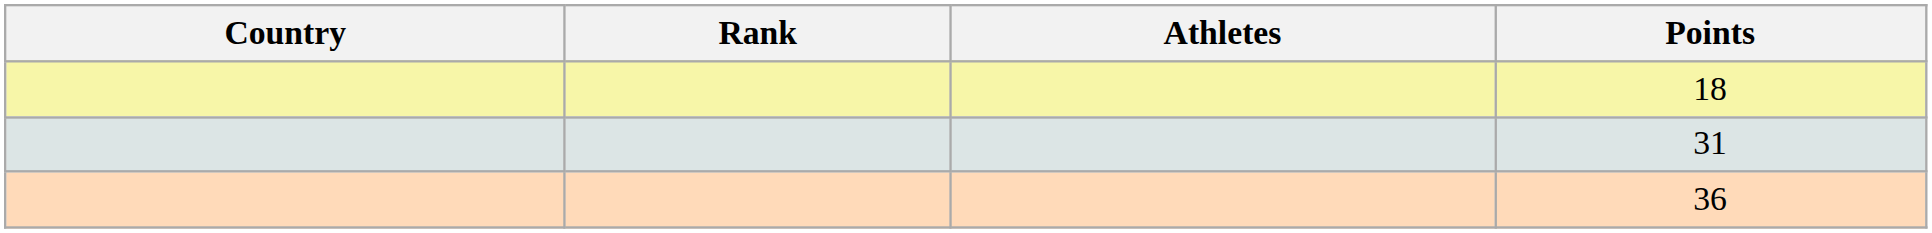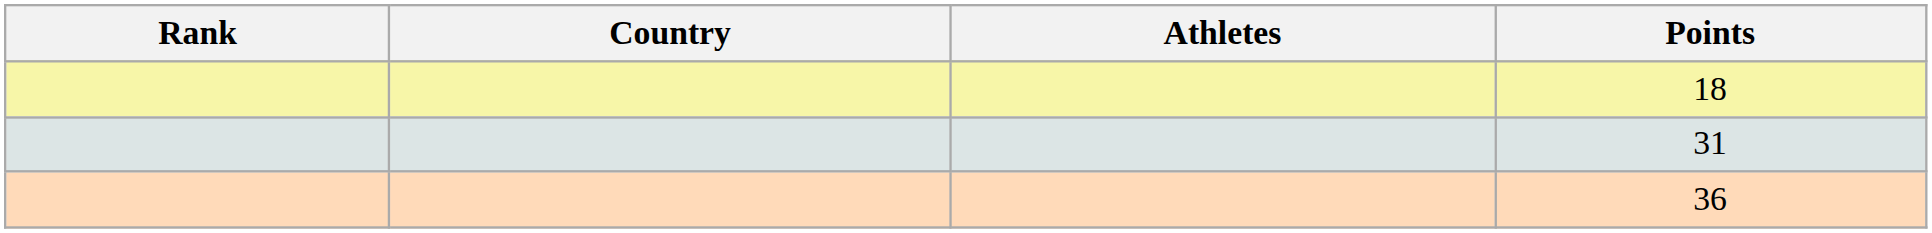columns swapped: (758, 32) <-> (285, 32)
